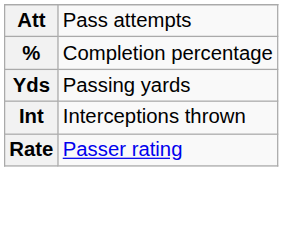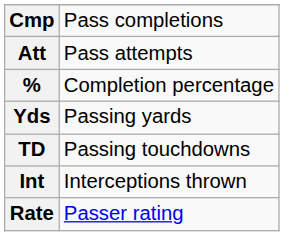+ row: (32, 20)
+ row: (32, 149)
